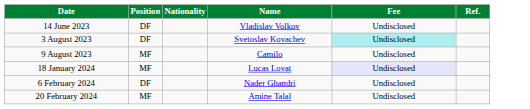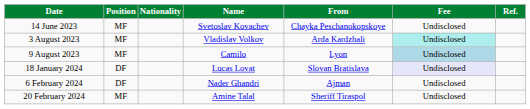+ column: (338, 12)
(145, 26) DF -> (121, 26) MF
(270, 26) Vladislav Volkov -> (233, 26) Svetoslav Kovachev
(145, 40) DF -> (121, 40) MF
(270, 40) Svetoslav Kovachev -> (233, 40) Vladislav Volkov
(394, 54) no background -> (444, 54) lightblue background
(145, 69) MF -> (121, 69) DF
